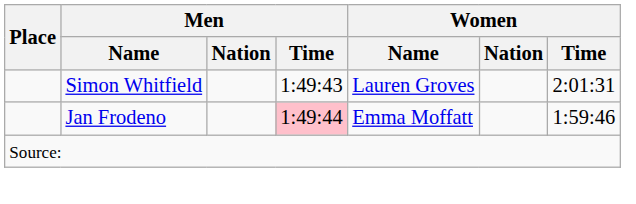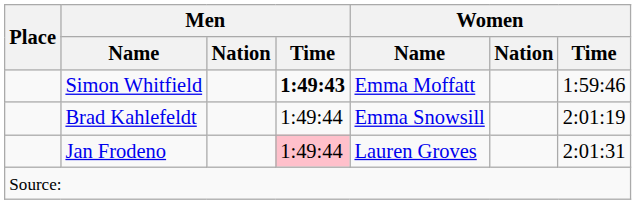(311, 85) normal -> (313, 85) bold
(413, 85) Lauren Groves -> (415, 85) Emma Moffatt
(584, 85) 2:01:31 -> (594, 85) 1:59:46
+ row: (131, 118)
(413, 118) Emma Moffatt -> (416, 150) Lauren Groves
(584, 118) 1:59:46 -> (594, 150) 2:01:31
